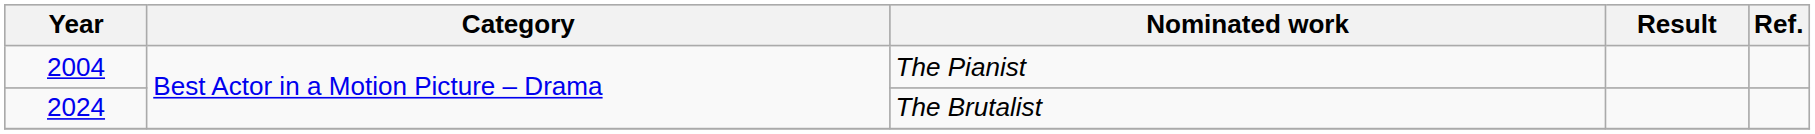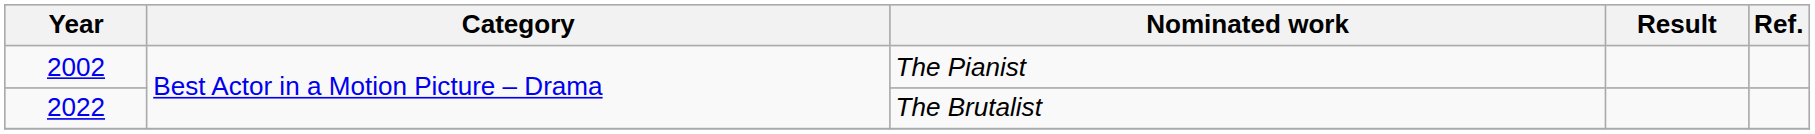(76, 66) 2004 -> (76, 66) 2002
(76, 107) 2024 -> (76, 107) 2022
